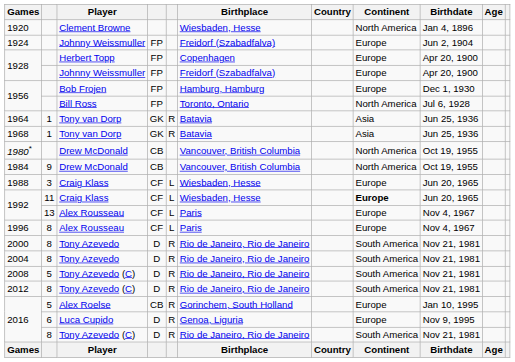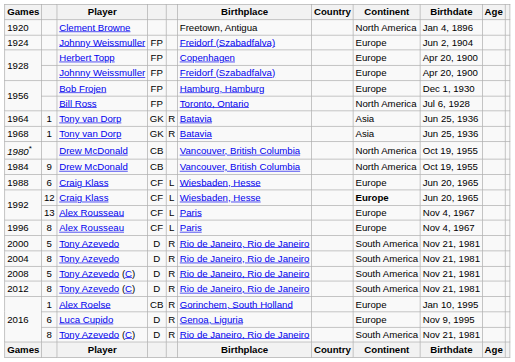(220, 28) Wiesbaden, Hesse -> (219, 28) Freetown, Antigua
(49, 183) 3 -> (49, 183) 6
(49, 198) 11 -> (49, 198) 12
(49, 244) 8 -> (49, 244) 5
(49, 304) 5 -> (49, 304) 1
